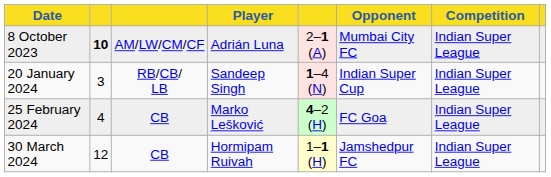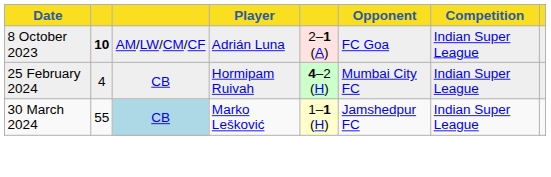(377, 44) Mumbai City FC -> (365, 44) FC Goa
- row: (41, 81)
(237, 117) Marko Lešković -> (243, 81) Hormipam Ruivah
(363, 117) FC Goa -> (379, 81) Mumbai City FC
(101, 154) 12 -> (102, 117) 55
(160, 154) no background -> (161, 117) lightblue background
(242, 154) Hormipam Ruivah -> (238, 117) Marko Lešković
